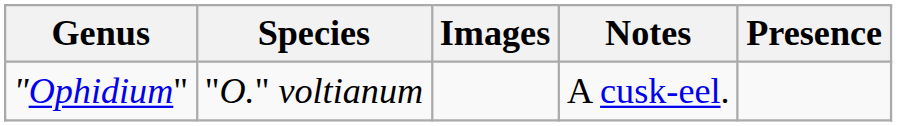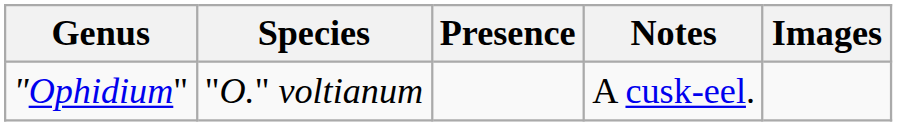columns swapped: (814, 33) <-> (495, 33)
